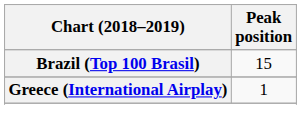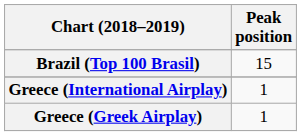+ row: (118, 116)
